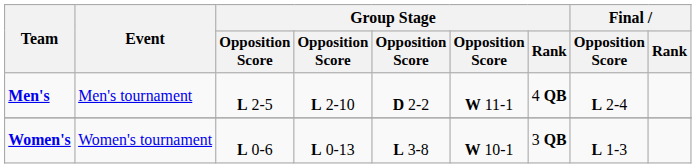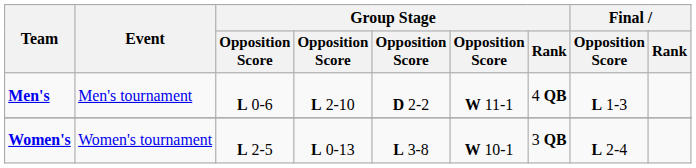(255, 105) L 2-5 -> (255, 105) L 0-6
(609, 105) L 2-4 -> (609, 105) L 1-3
(255, 149) L 0-6 -> (255, 149) L 2-5
(609, 149) L 1-3 -> (609, 149) L 2-4
